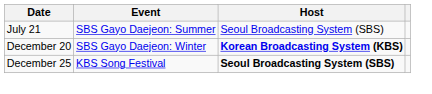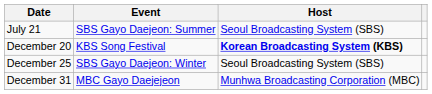(141, 47) SBS Gayo Daejeon: Winter -> (121, 47) KBS Song Festival
(121, 64) KBS Song Festival -> (141, 64) SBS Gayo Daejeon: Winter
(307, 64) bold -> (302, 64) normal
+ row: (39, 81)
